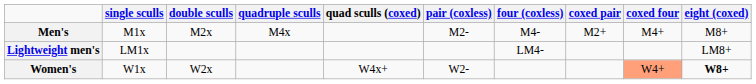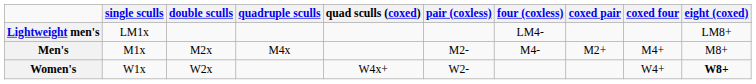rows swapped: (53, 32) <-> (53, 50)
(653, 69) lightsalmon background -> (653, 69) no background
